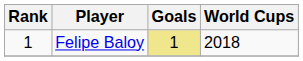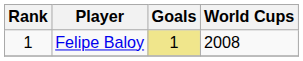(222, 42) 2018 -> (222, 42) 2008
